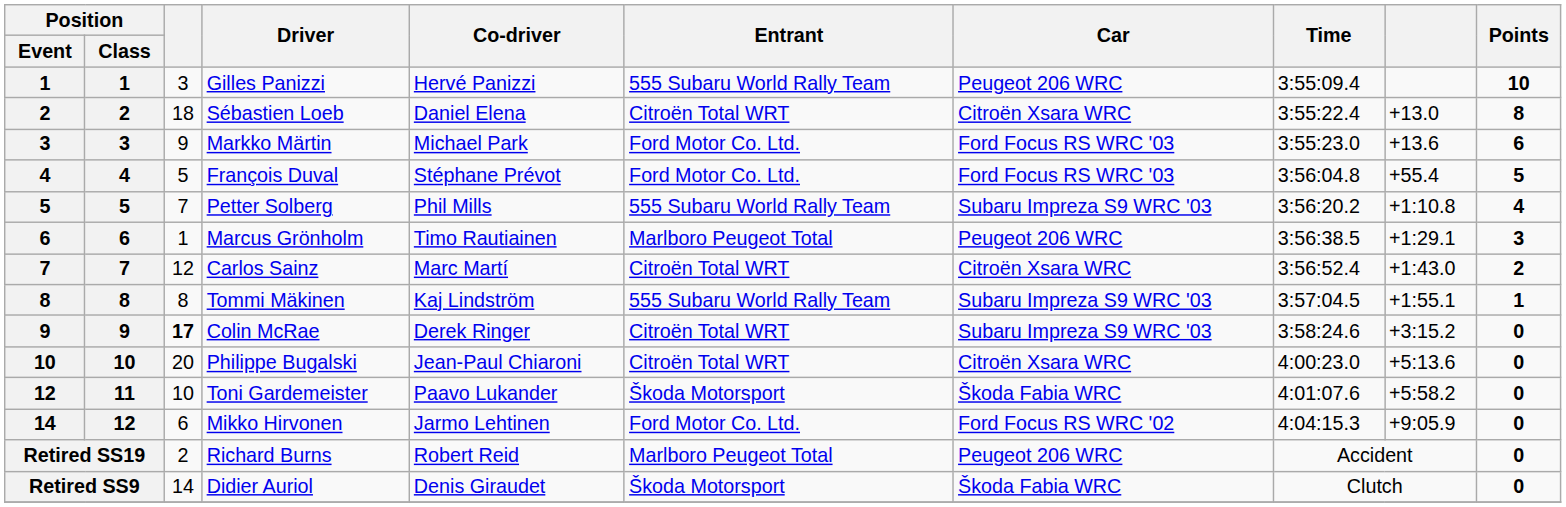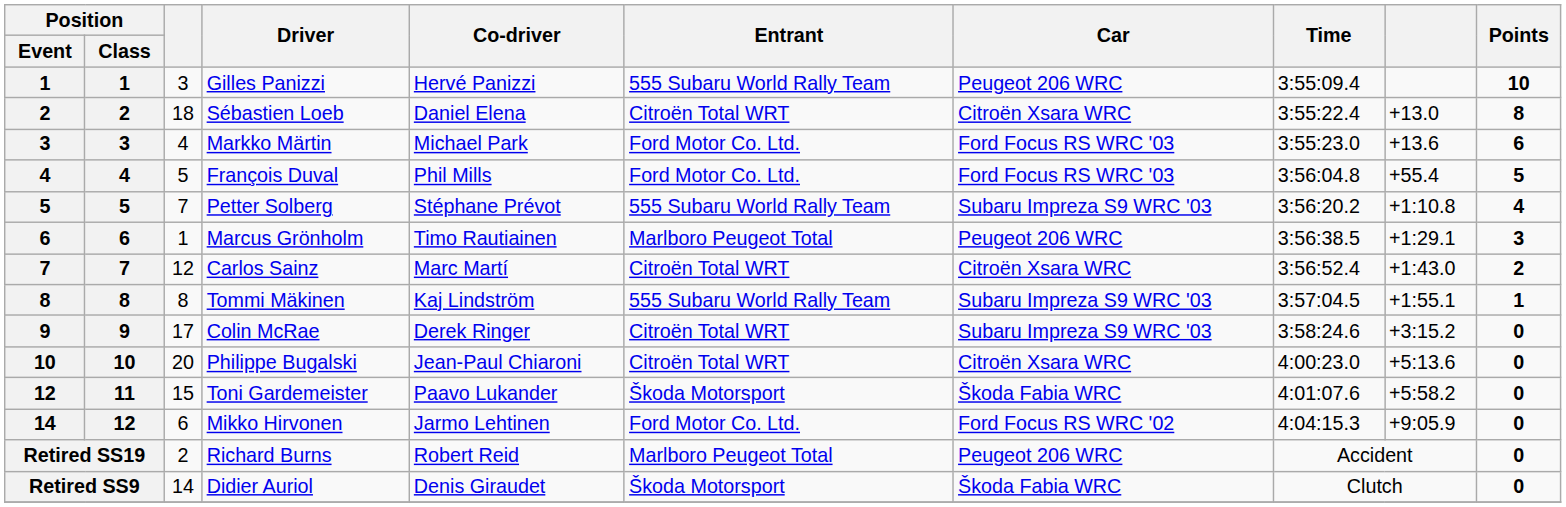(183, 144) 9 -> (183, 144) 4
(487, 175) Stéphane Prévot -> (453, 175) Phil Mills
(453, 206) Phil Mills -> (487, 206) Stéphane Prévot
(183, 331) bold -> (183, 331) normal
(183, 393) 10 -> (183, 393) 15
